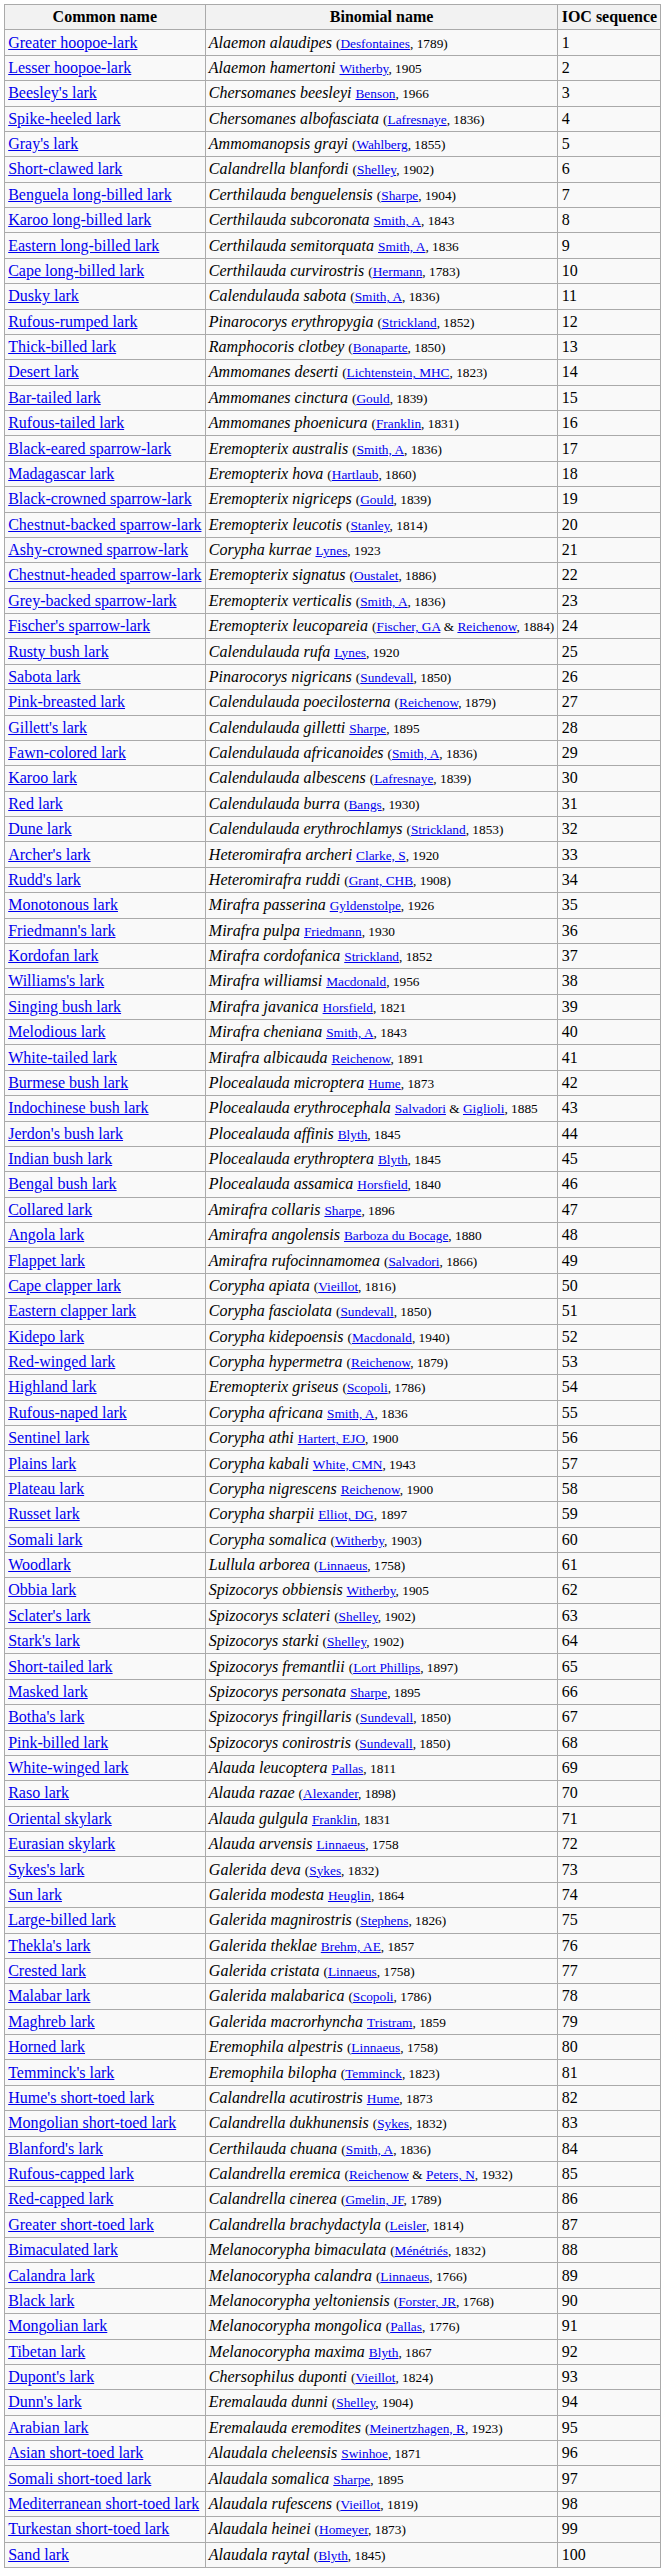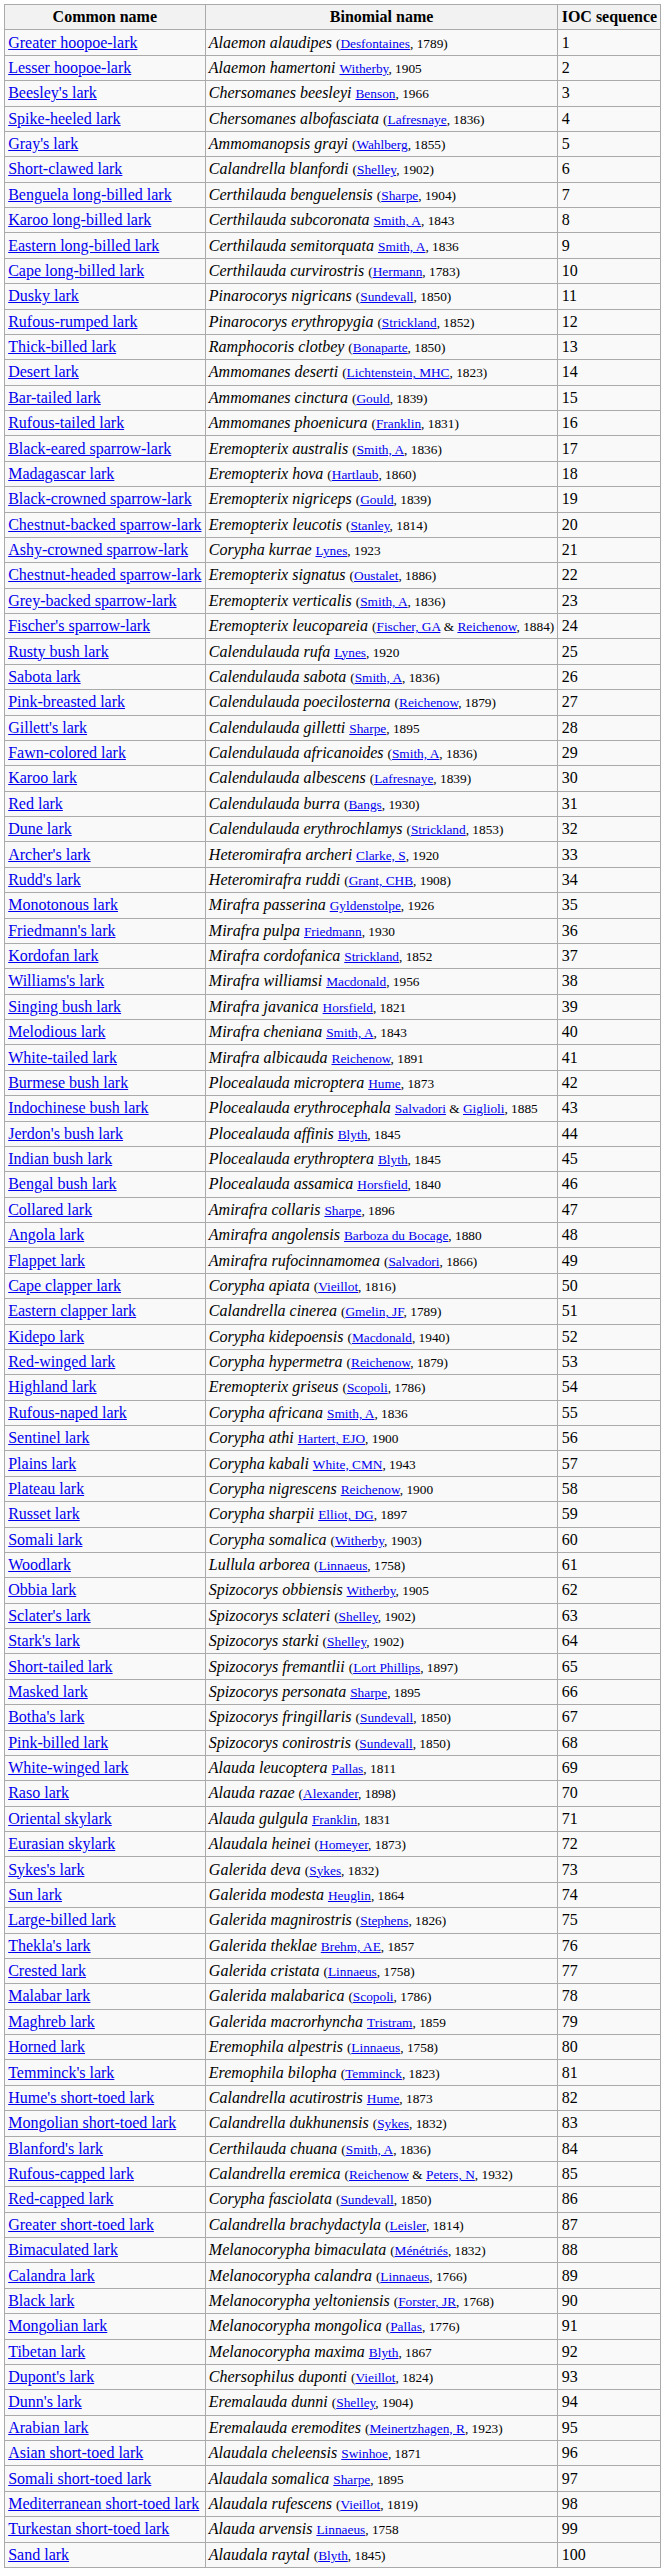(324, 296) Calendulauda sabota (Smith, A, 1836) -> (330, 296) Pinarocorys nigricans (Sundevall, 1850)
(330, 676) Pinarocorys nigricans (Sundevall, 1850) -> (324, 676) Calendulauda sabota (Smith, A, 1836)
(320, 1311) Corypha fasciolata (Sundevall, 1850) -> (325, 1311) Calandrella cinerea (Gmelin, JF, 1789)
(304, 1844) Alauda arvensis Linnaeus, 1758 -> (307, 1844) Alaudala heinei (Homeyer, 1873)
(325, 2199) Calandrella cinerea (Gmelin, JF, 1789) -> (320, 2199) Corypha fasciolata (Sundevall, 1850)
(307, 2529) Alaudala heinei (Homeyer, 1873) -> (304, 2529) Alauda arvensis Linnaeus, 1758
